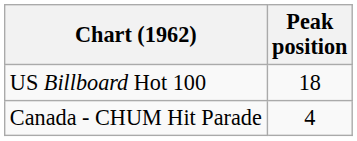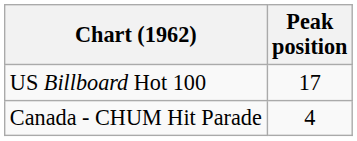(310, 82) 18 -> (310, 82) 17
